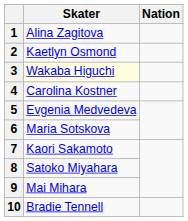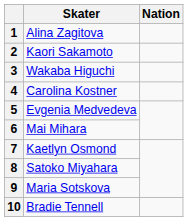(71, 52) Kaetlyn Osmond -> (70, 52) Kaori Sakamoto
(70, 71) lightyellow background -> (70, 71) no background
(68, 129) Maria Sotskova -> (56, 129) Mai Mihara
(70, 149) Kaori Sakamoto -> (71, 149) Kaetlyn Osmond
(56, 187) Mai Mihara -> (68, 187) Maria Sotskova
